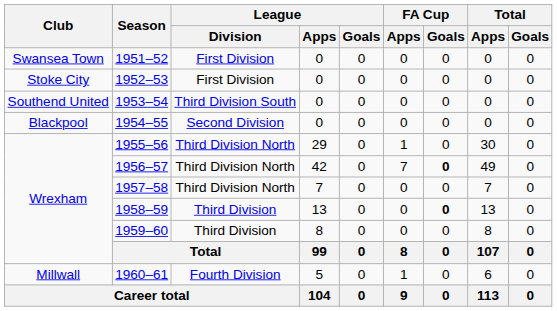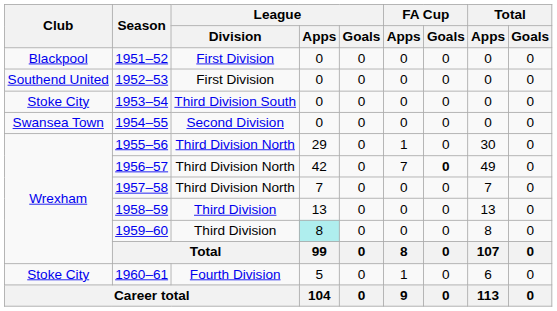(58, 58) Swansea Town -> (58, 58) Blackpool
(58, 79) Stoke City -> (58, 79) Southend United
(58, 101) Southend United -> (58, 101) Stoke City
(58, 123) Blackpool -> (58, 123) Swansea Town
(446, 209) bold -> (446, 209) normal
(319, 230) no background -> (319, 230) paleturquoise background
(58, 274) Millwall -> (58, 274) Stoke City
